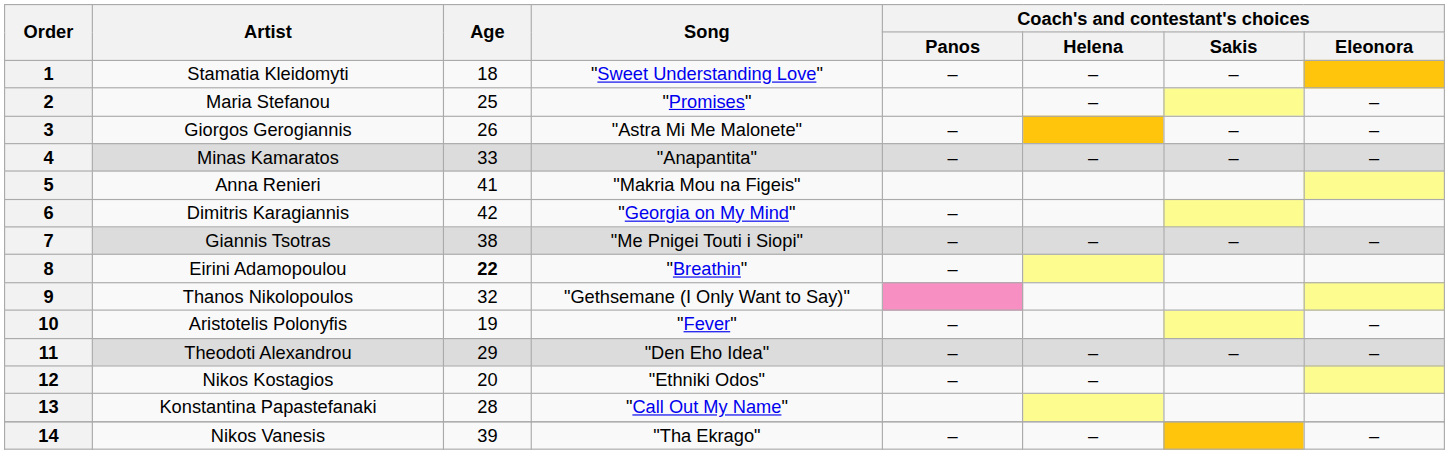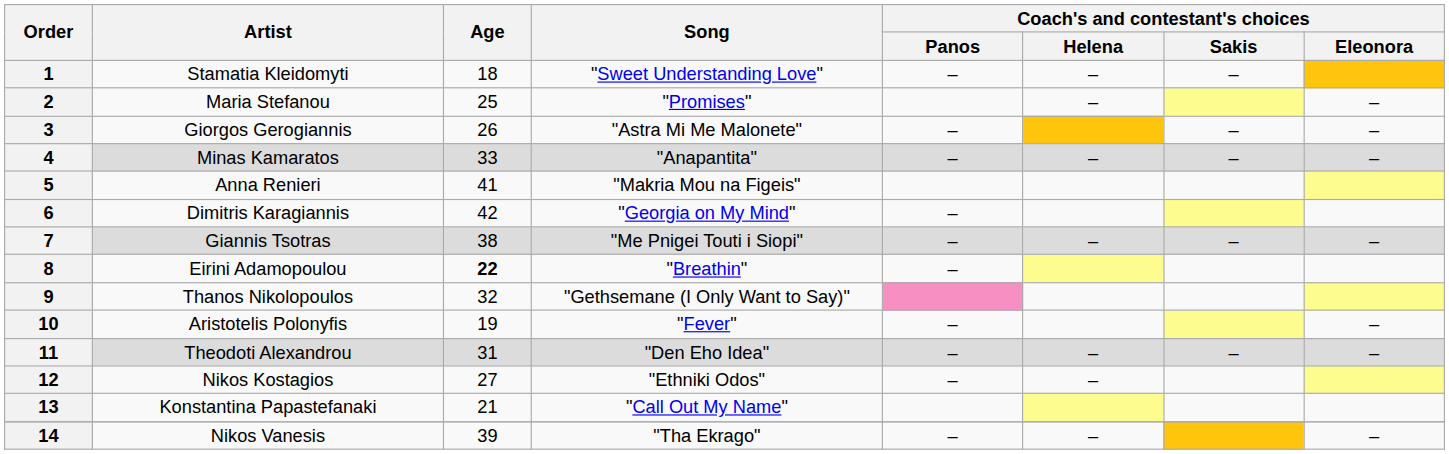(487, 352) 29 -> (487, 352) 31
(487, 380) 20 -> (487, 380) 27
(487, 407) 28 -> (487, 407) 21
